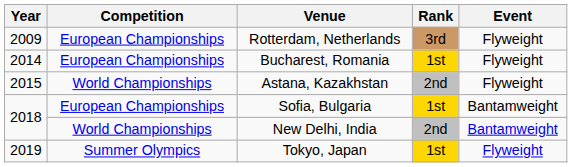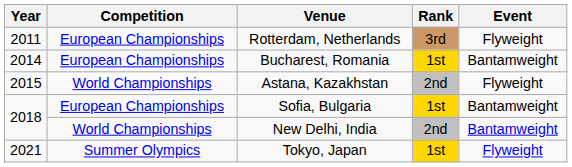(26, 39) 2009 -> (26, 39) 2011
(513, 61) Flyweight -> (513, 61) Bantamweight
(26, 151) 2019 -> (26, 151) 2021
